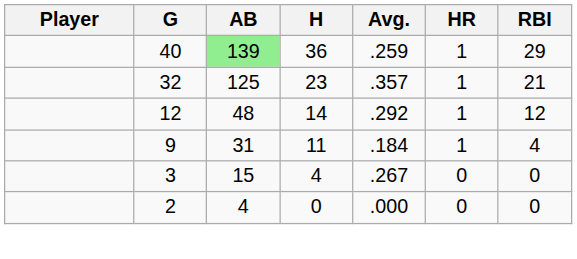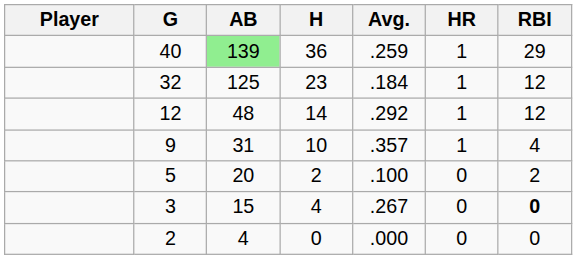(389, 82) .357 -> (389, 82) .184
(535, 82) 21 -> (535, 82) 12
(316, 144) 11 -> (316, 144) 10
(389, 144) .184 -> (389, 144) .357
+ row: (171, 176)
(535, 176) normal -> (535, 207) bold
